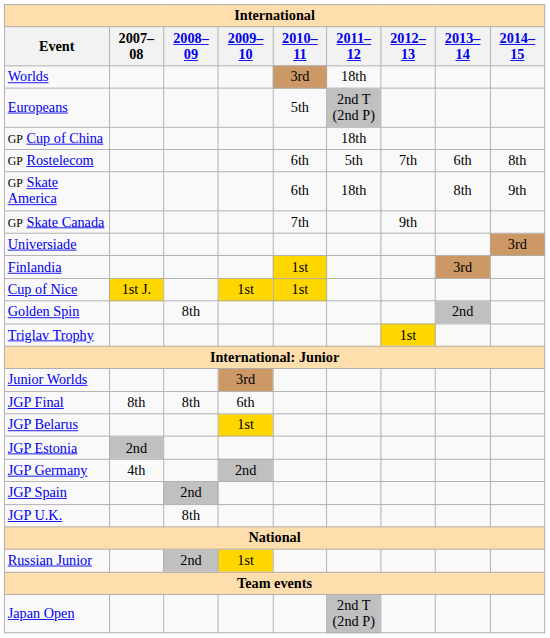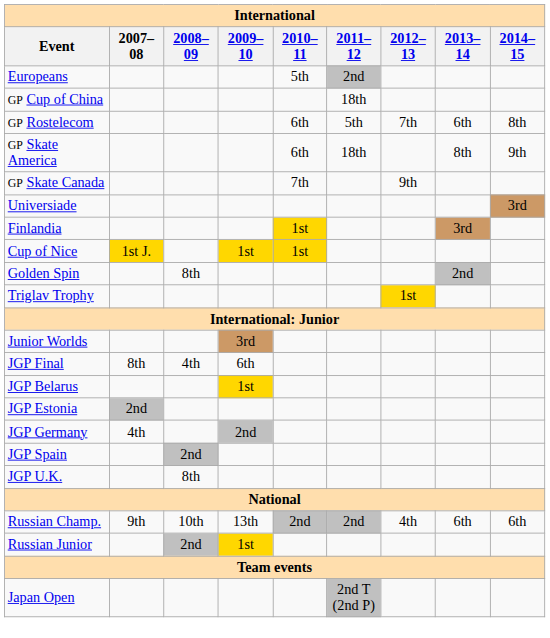- row: (28, 76)
(354, 107) 2nd T (2nd P) -> (354, 76) 2nd
(191, 402) 8th -> (191, 364) 4th
+ row: (54, 522)
